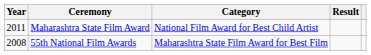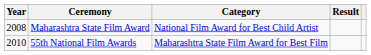(16, 27) 2011 -> (16, 27) 2008
(16, 43) 2008 -> (16, 43) 2010
